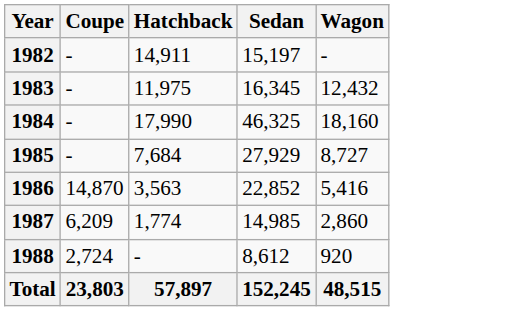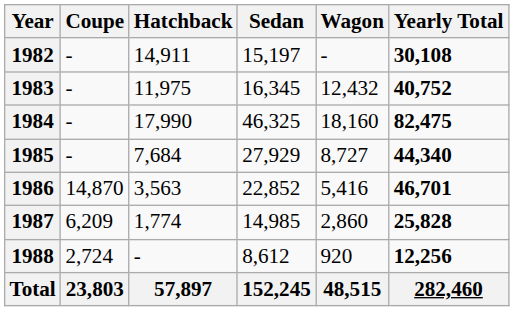+ column: (449, 21)
